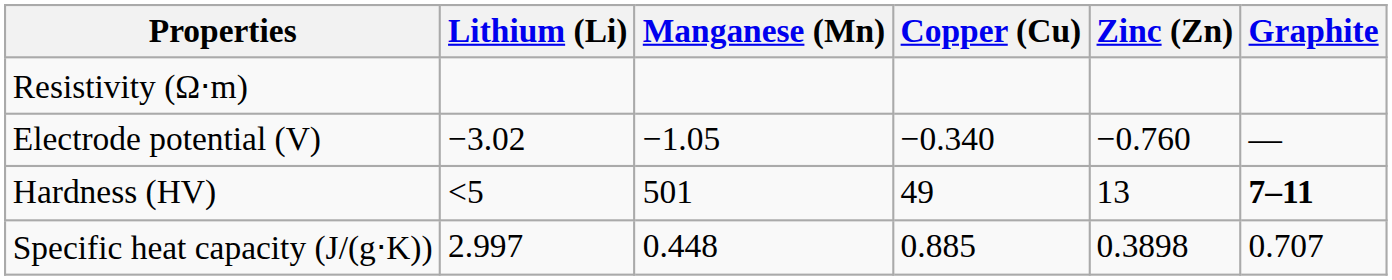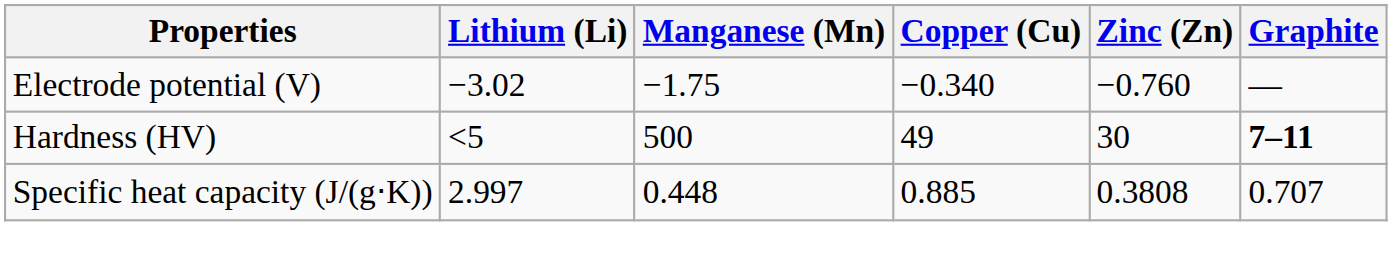- row: (130, 86)
(681, 139) −1.05 -> (681, 84) −1.75
(668, 192) 501 -> (668, 137) 500
(1113, 192) 13 -> (1113, 137) 30
(1143, 246) 0.3898 -> (1143, 191) 0.3808
